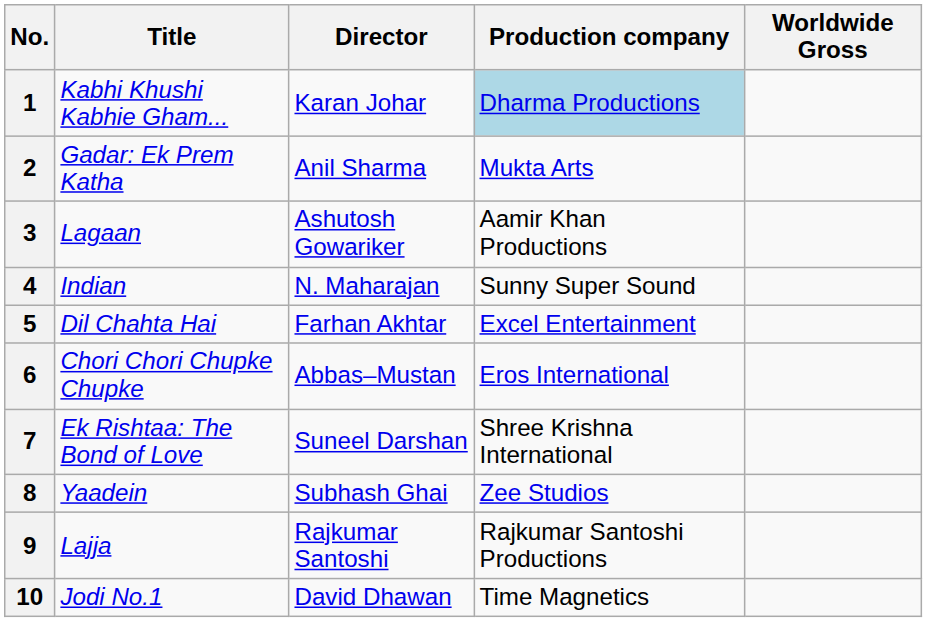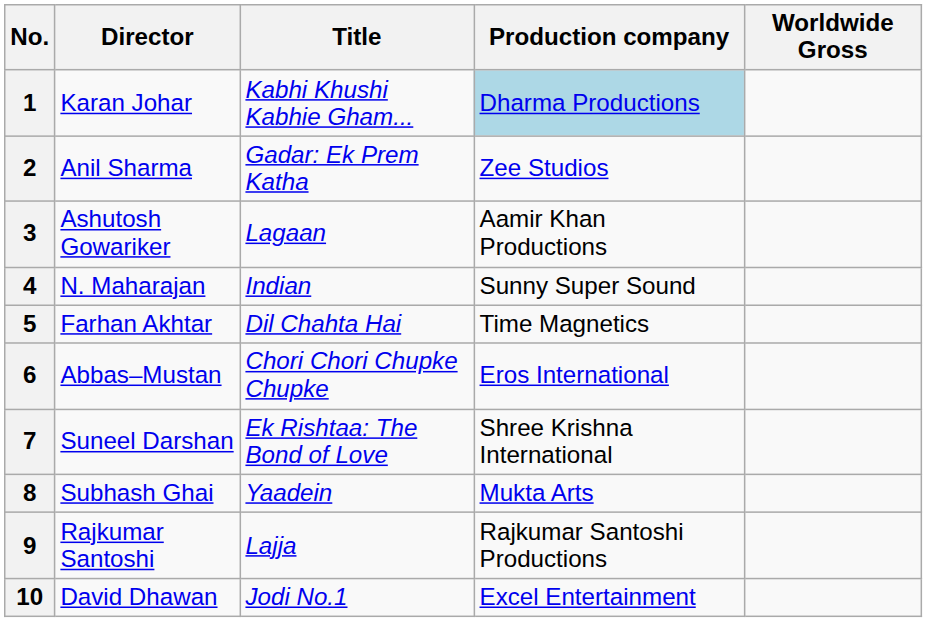columns swapped: (172, 37) <-> (381, 37)
(537, 168) Mukta Arts -> (544, 168) Zee Studios
(588, 323) Excel Entertainment -> (564, 323) Time Magnetics
(544, 493) Zee Studios -> (537, 493) Mukta Arts
(564, 597) Time Magnetics -> (588, 597) Excel Entertainment
